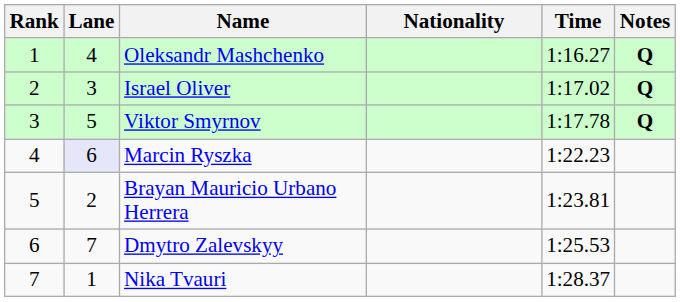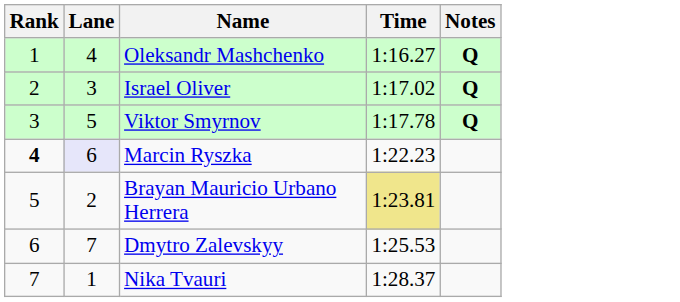- column: (454, 21)
(34, 155) normal -> (34, 155) bold
(578, 200) no background -> (403, 200) khaki background
